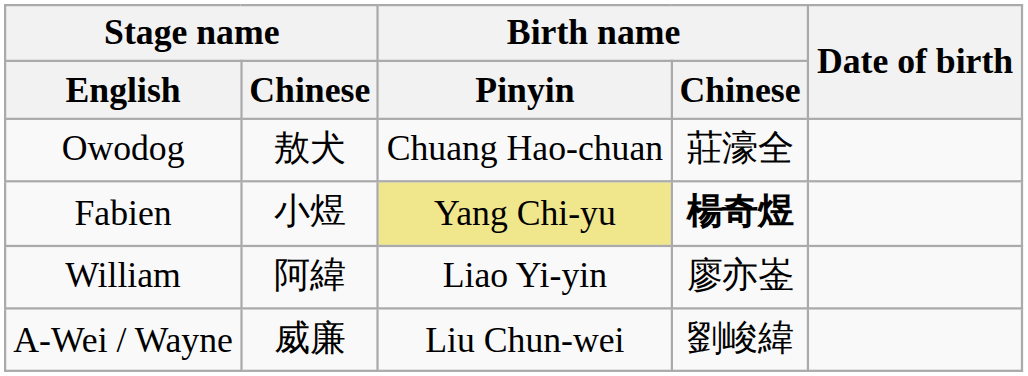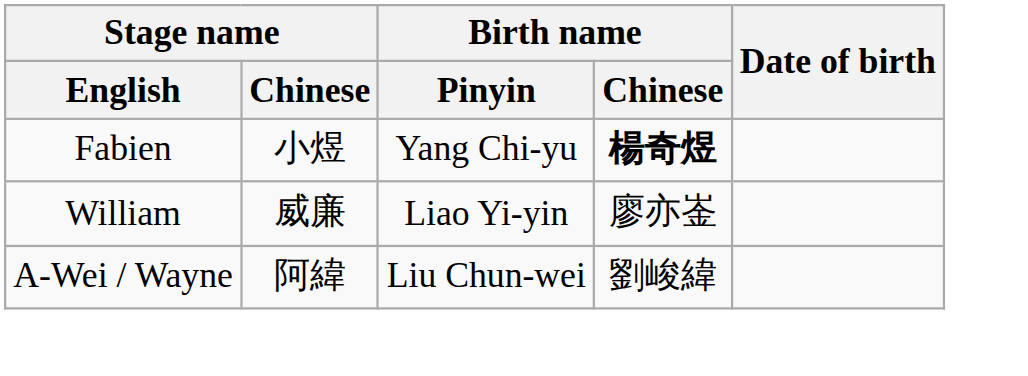- row: (123, 149)
(525, 212) khaki background -> (486, 149) no background
(310, 274) 阿緯 -> (310, 211) 威廉
(310, 338) 威廉 -> (310, 274) 阿緯
